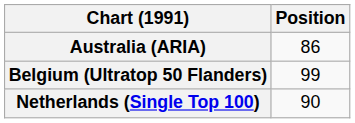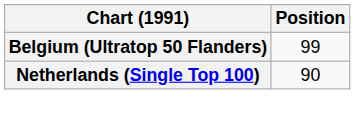- row: (138, 46)
